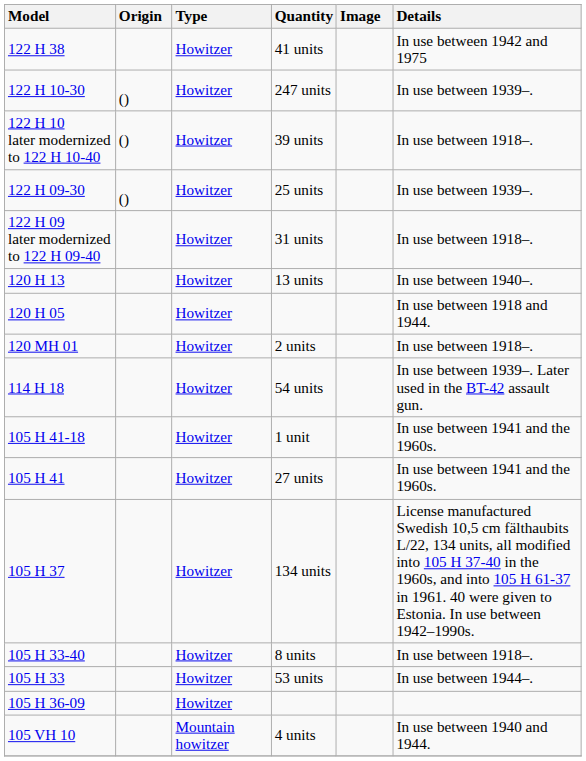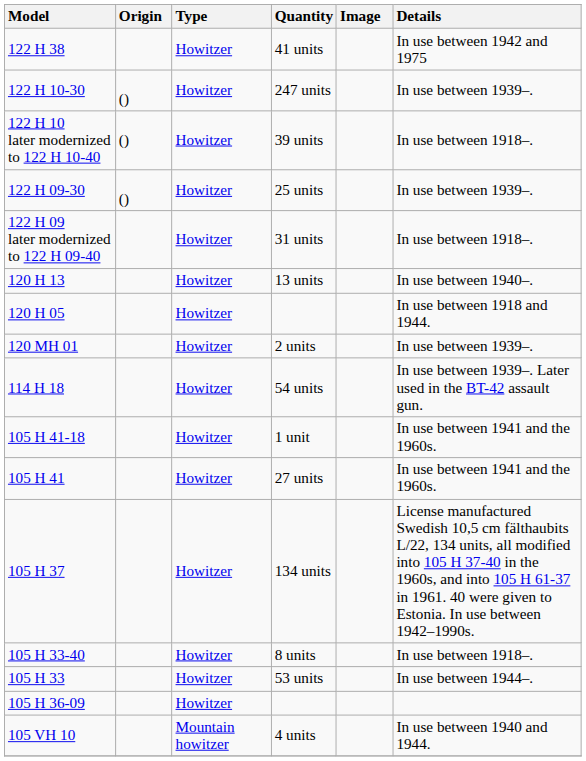(465, 346) In use between 1918–. -> (465, 346) In use between 1939–.
